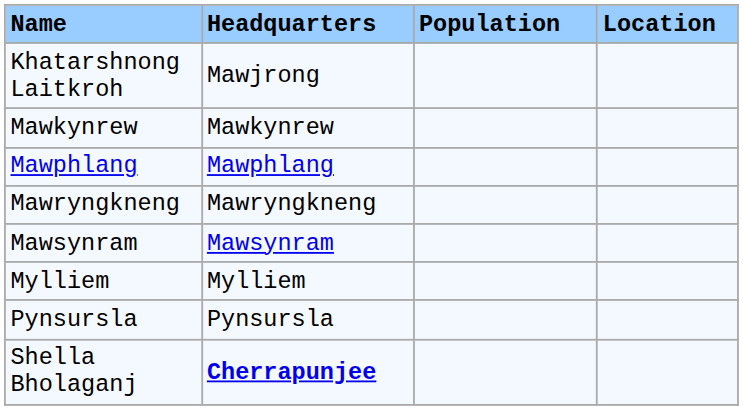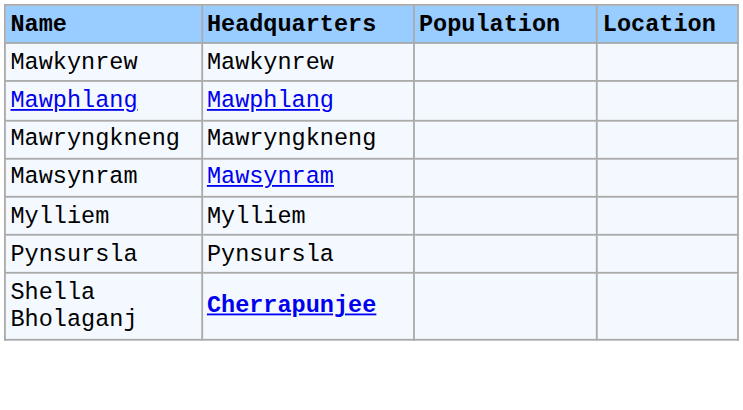- row: (95, 76)
